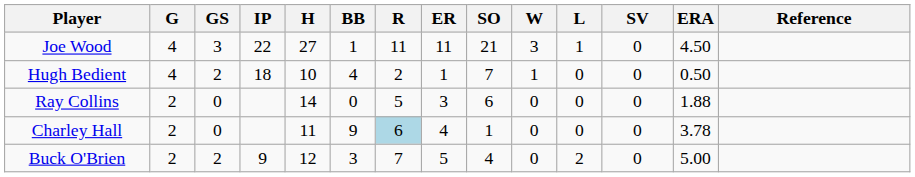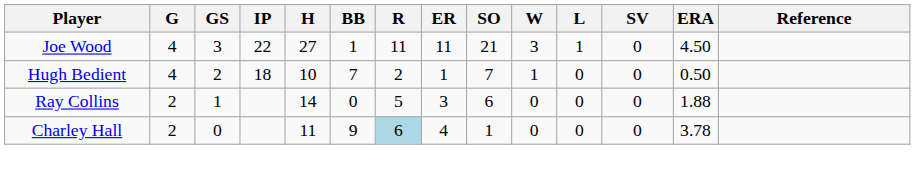(353, 74) 4 -> (353, 74) 7
(217, 102) 0 -> (217, 102) 1
- row: (77, 158)
